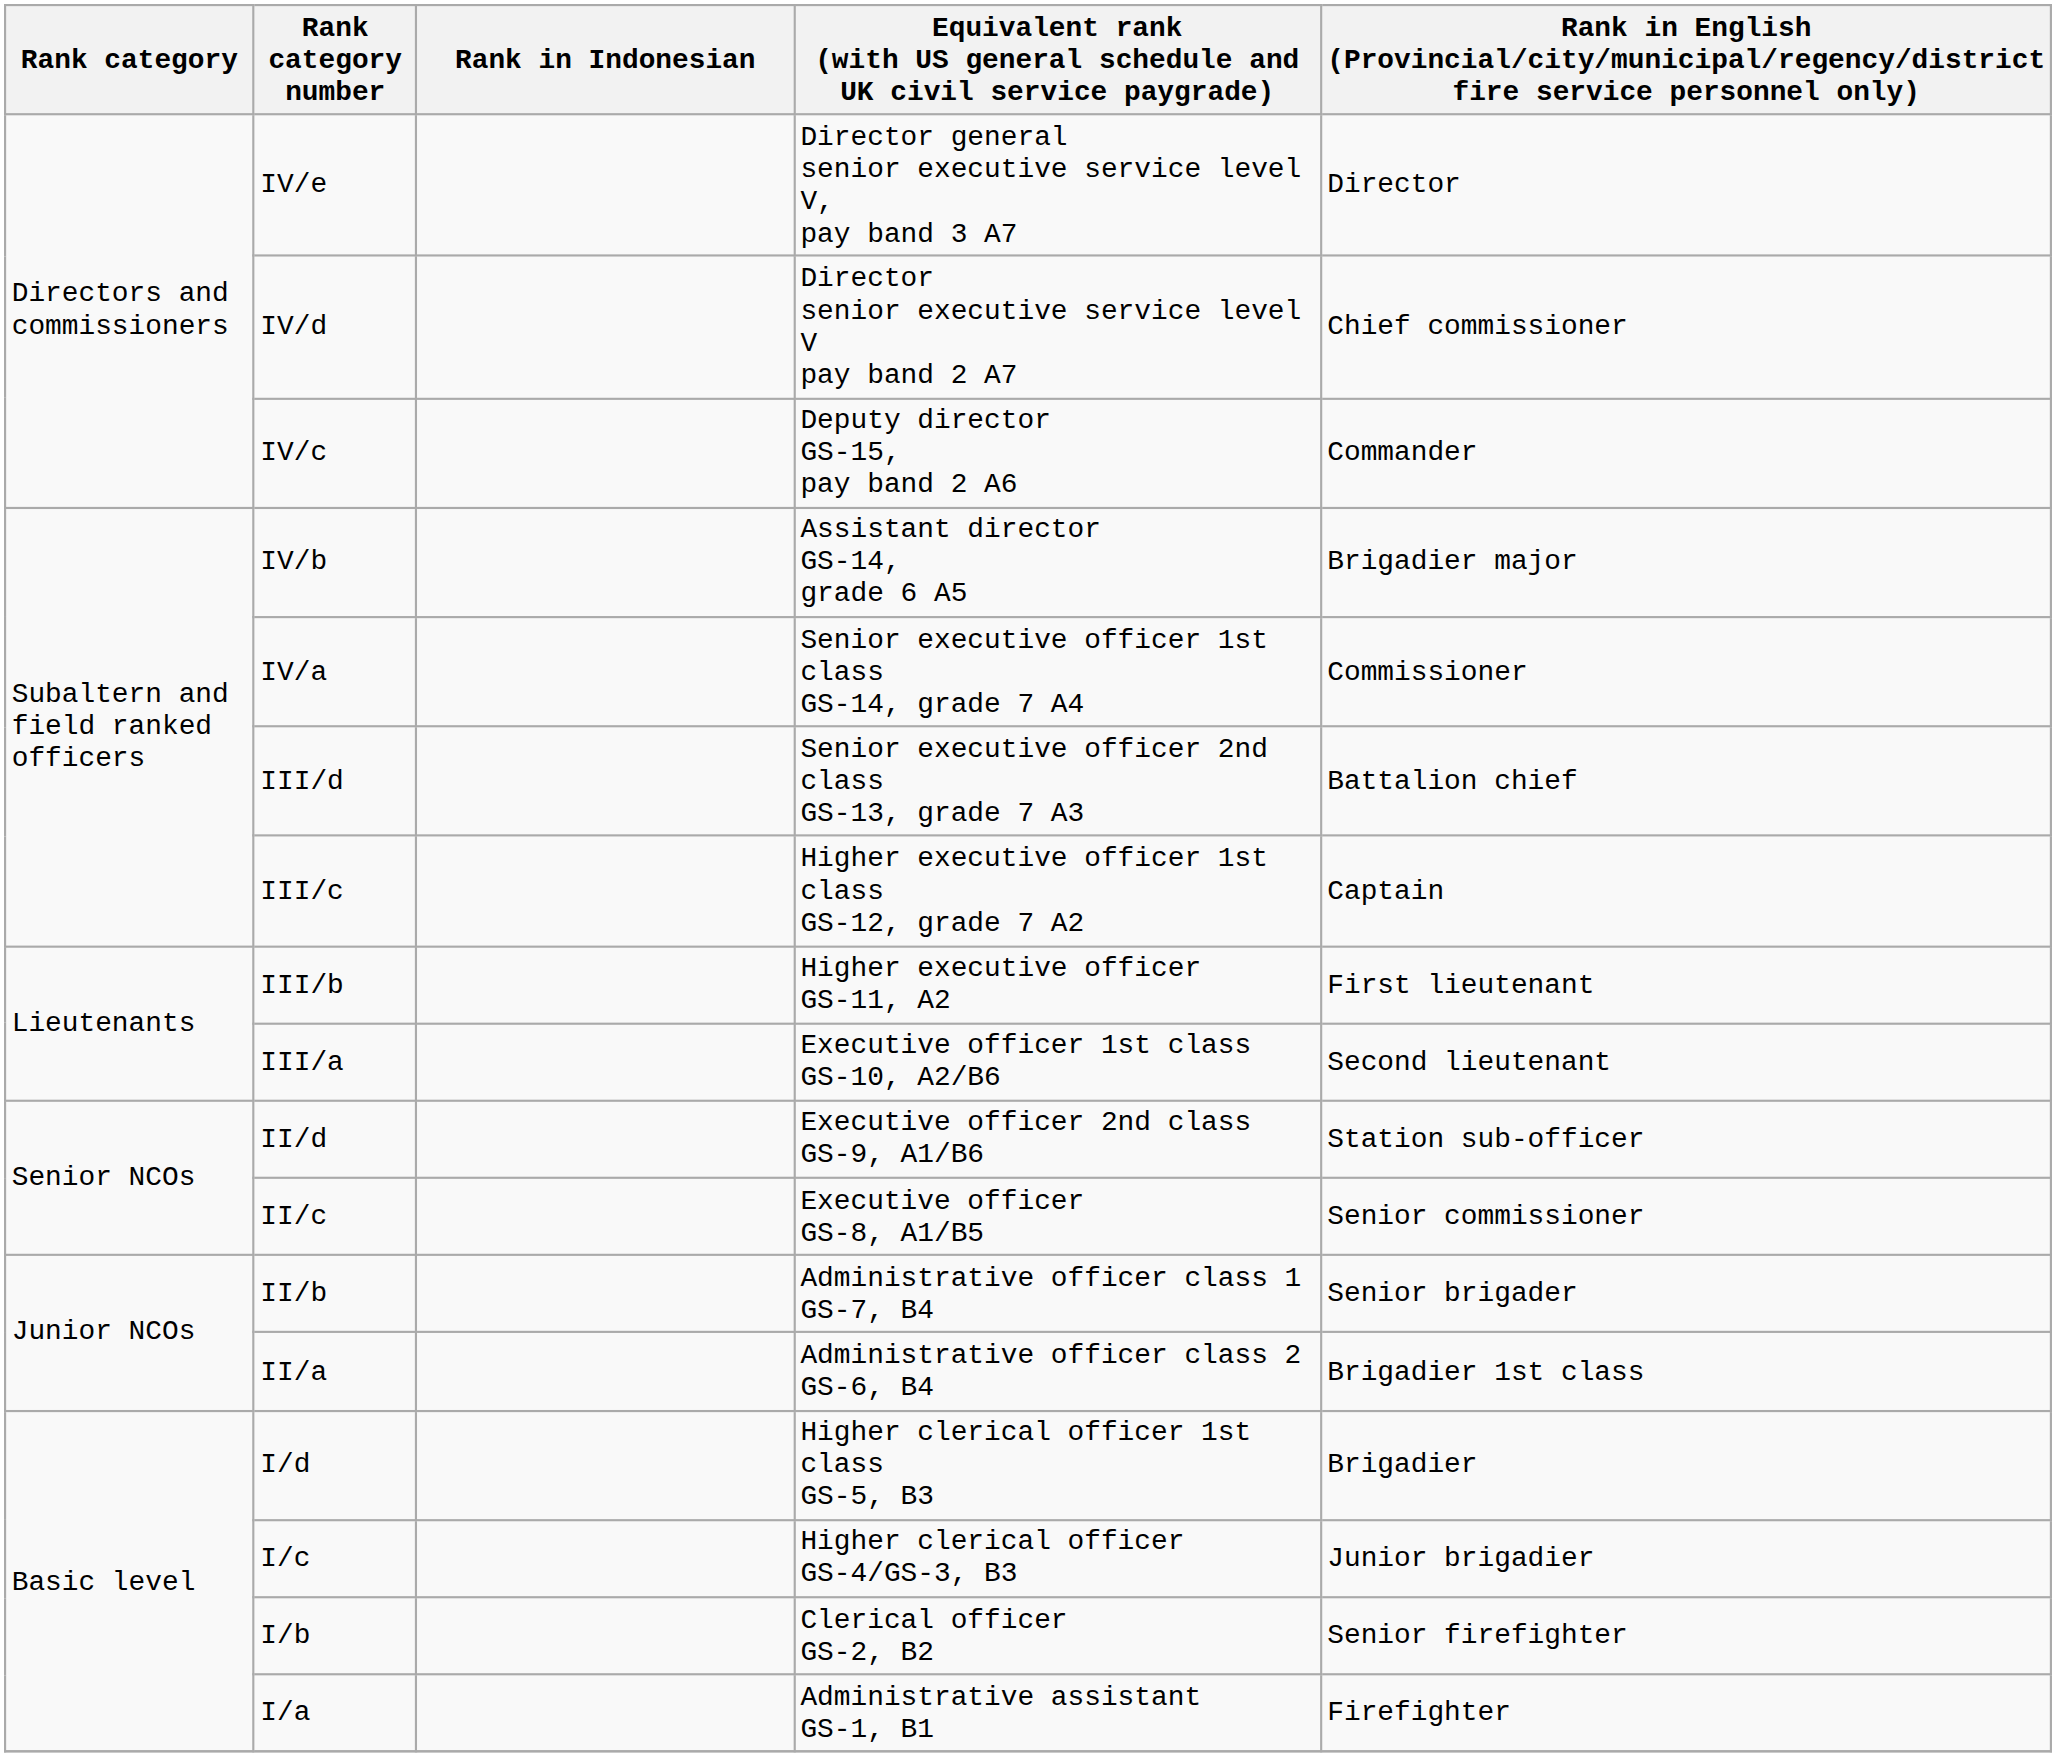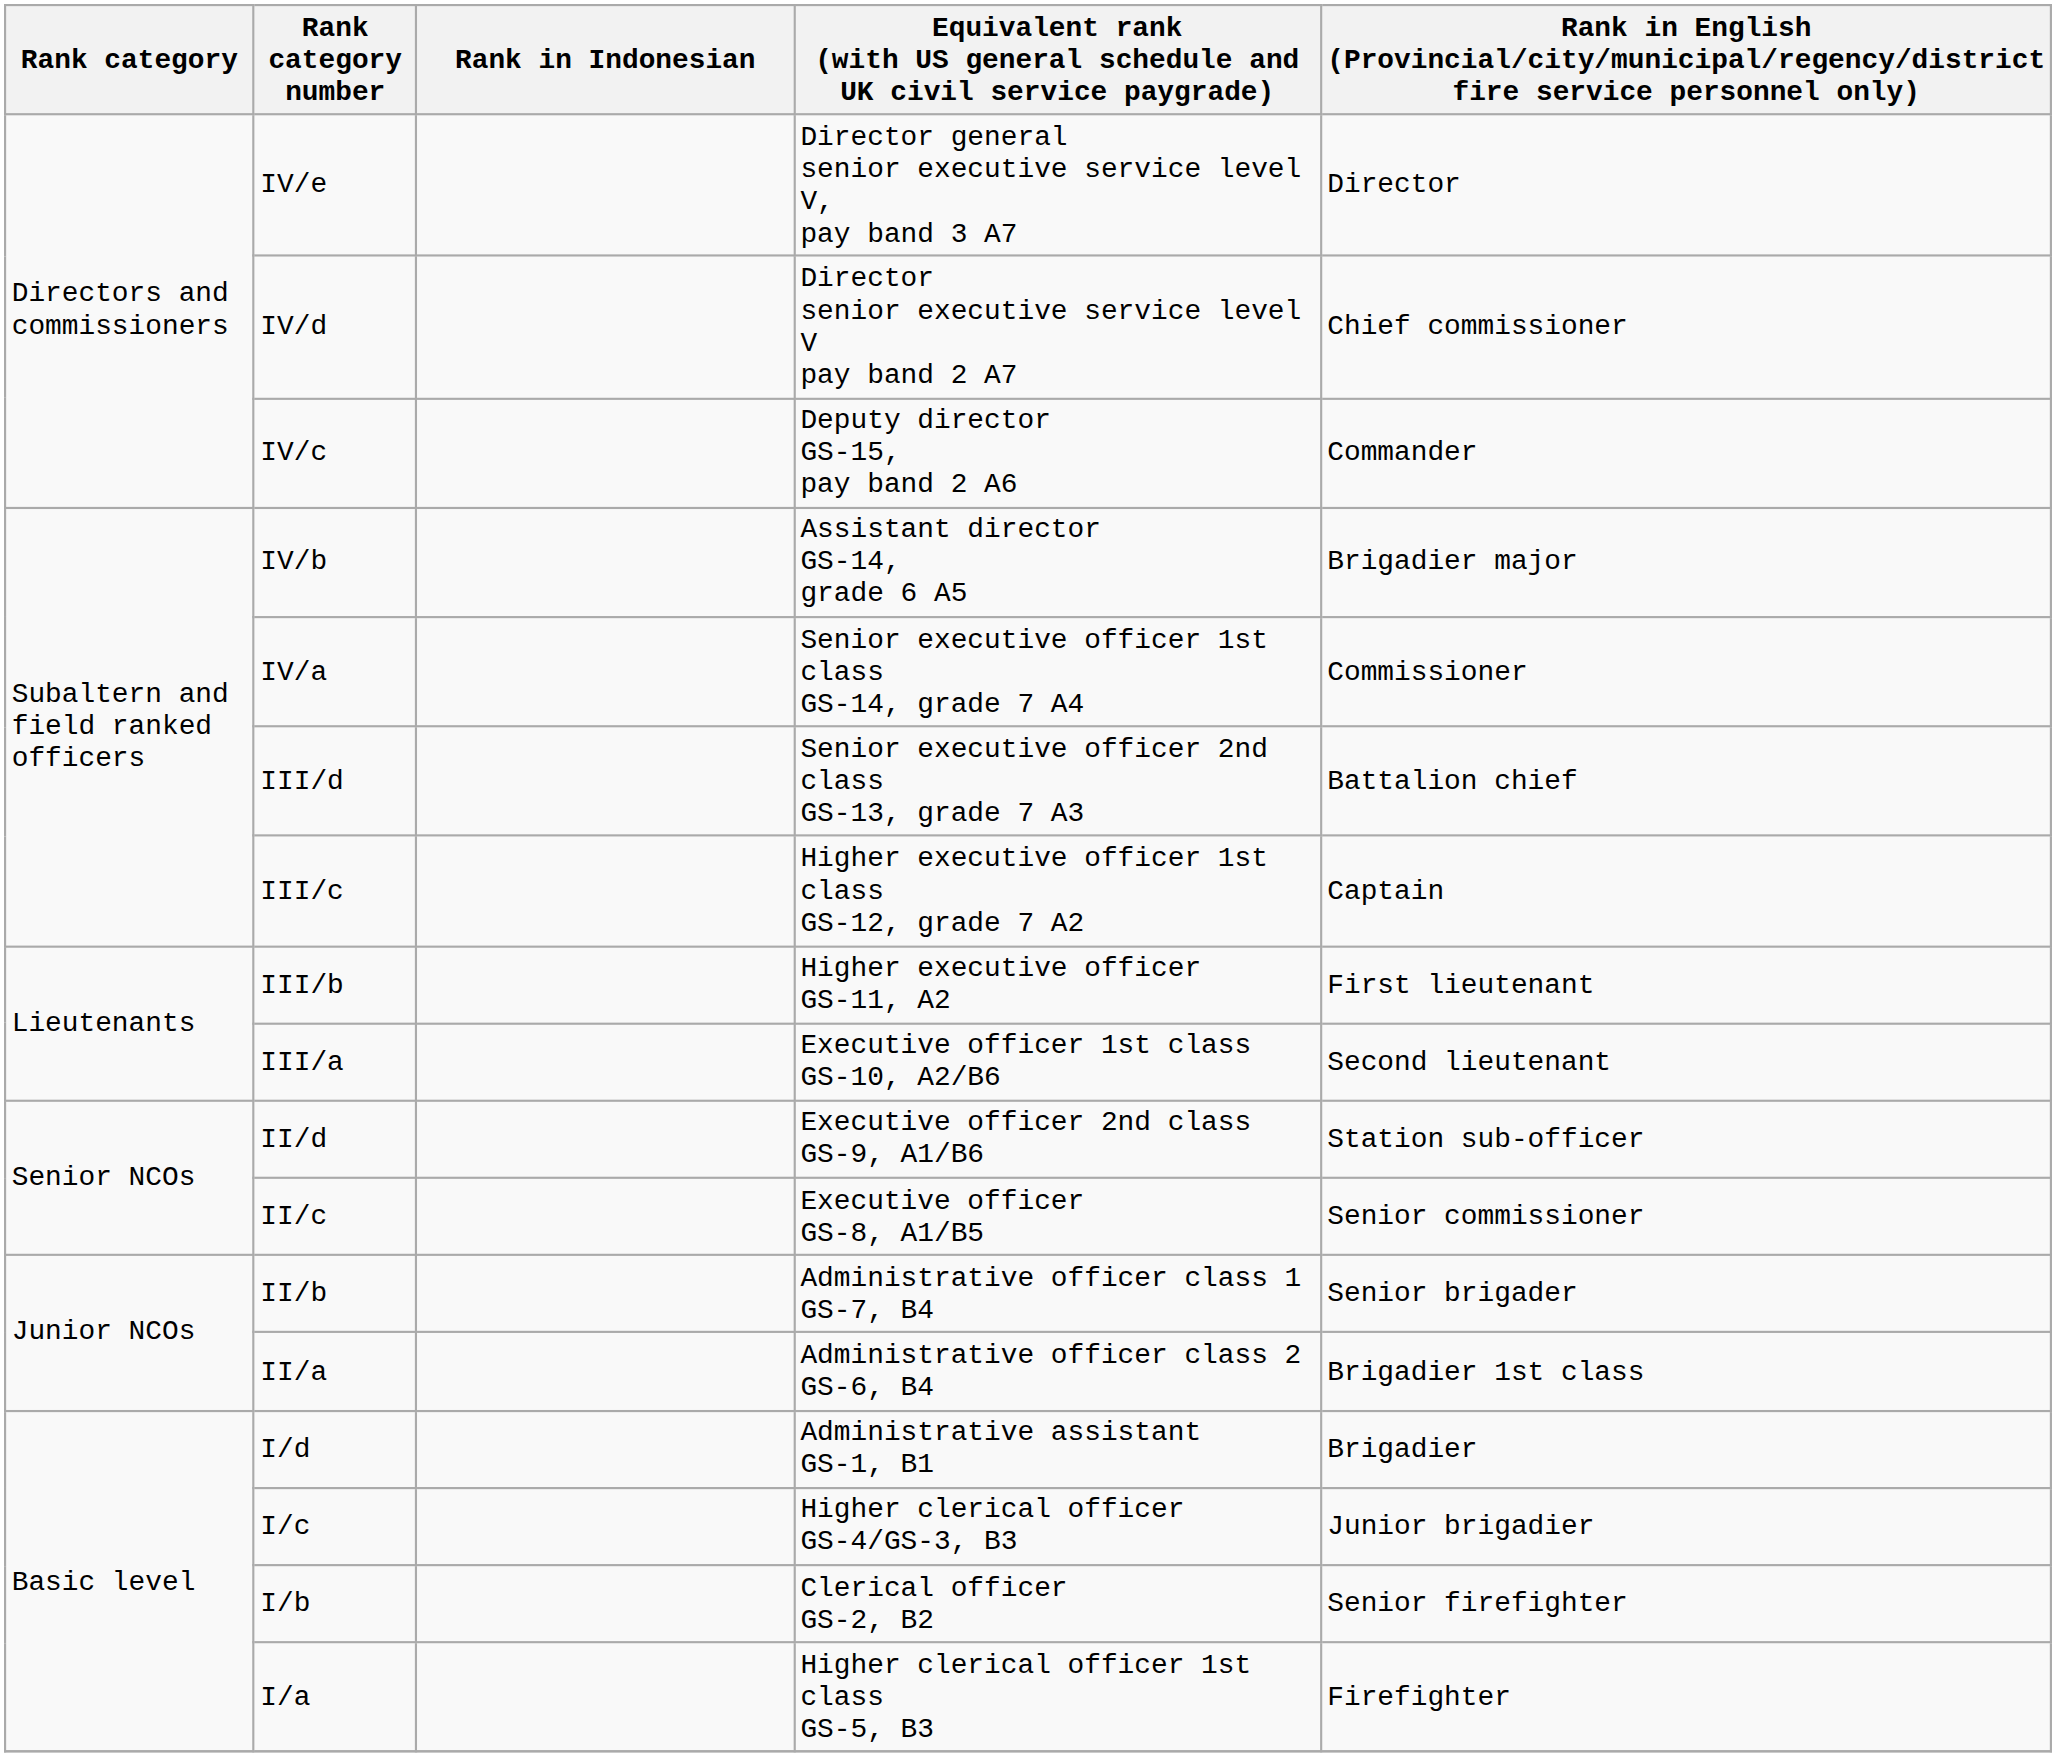(1026, 1465) Higher clerical officer 1st class GS-5, B3 -> (1001, 1449) Administrative assistant GS-1, B1
(1001, 1713) Administrative assistant GS-1, B1 -> (1026, 1697) Higher clerical officer 1st class GS-5, B3
